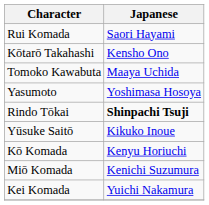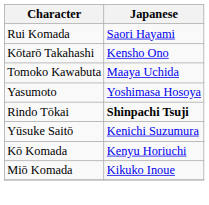(141, 131) Kikuko Inoue -> (153, 131) Kenichi Suzumura
(153, 170) Kenichi Suzumura -> (141, 170) Kikuko Inoue
- row: (39, 190)
